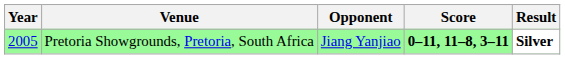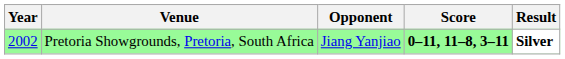(23, 41) 2005 -> (23, 41) 2002
